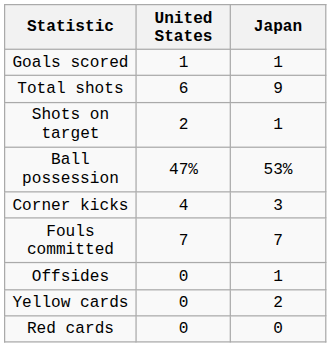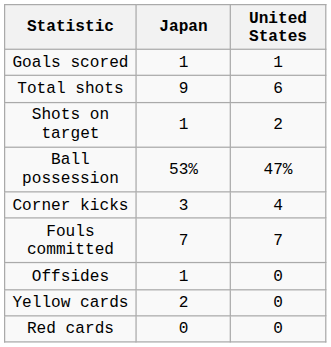columns swapped: (184, 27) <-> (278, 27)
